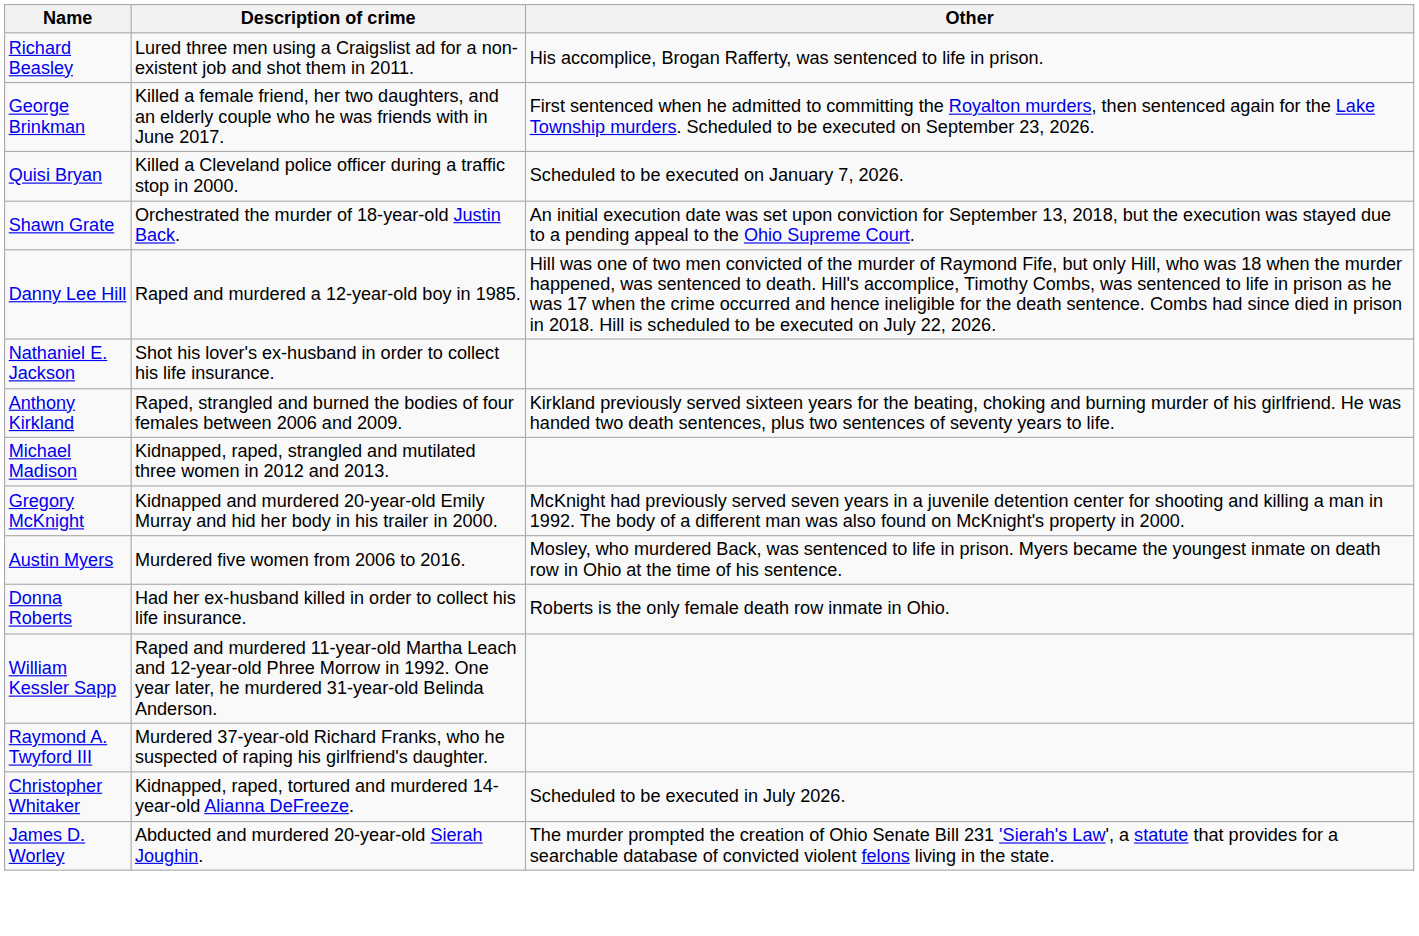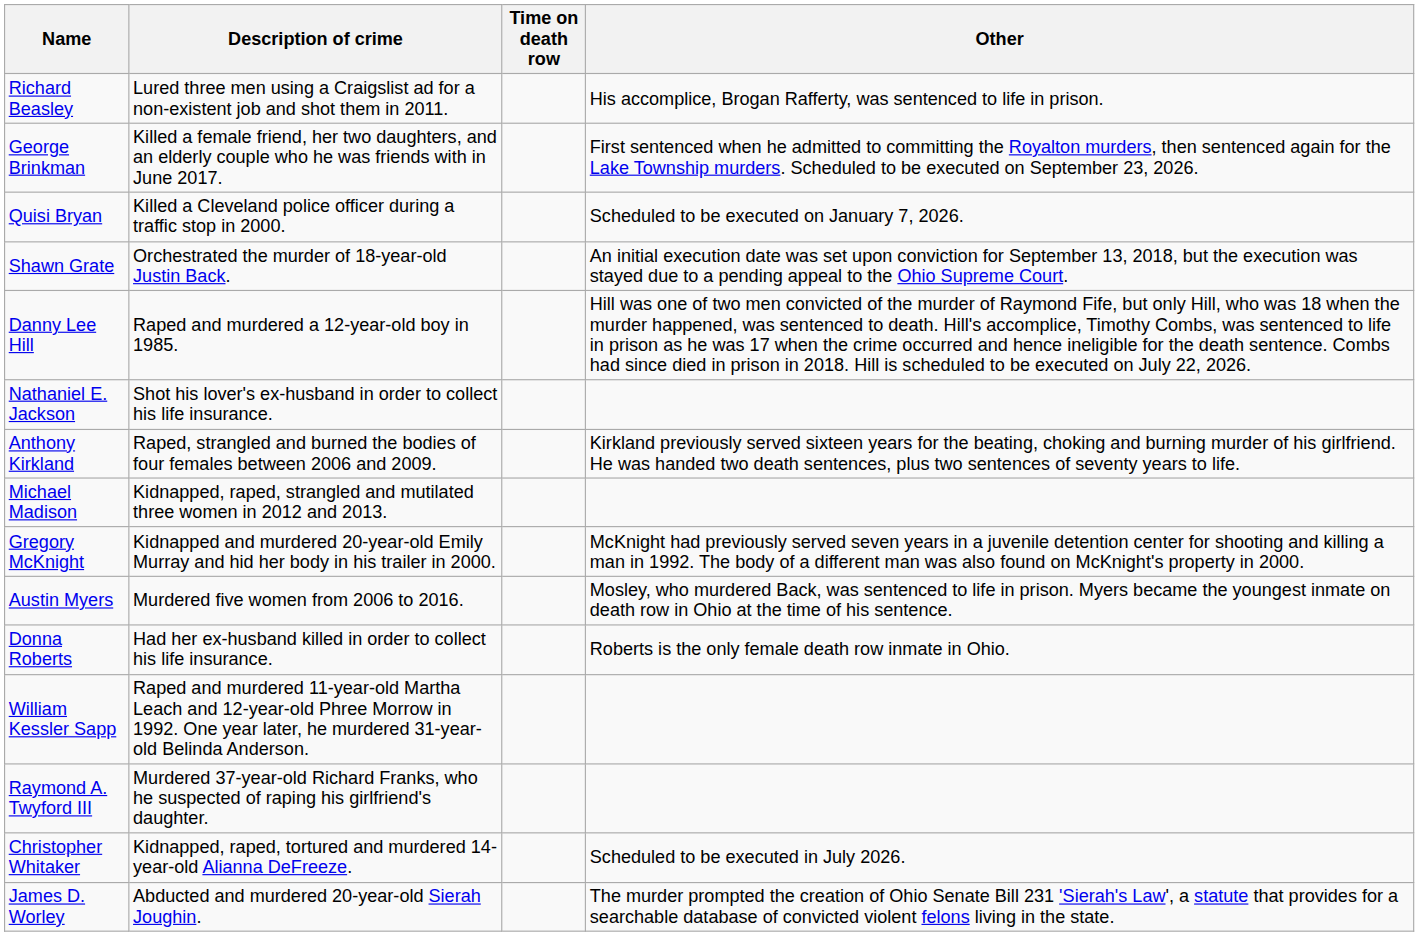+ column: (544, 39)
